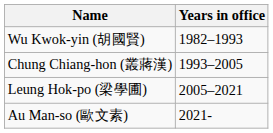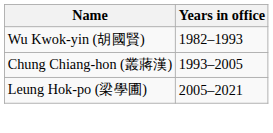- row: (68, 115)
